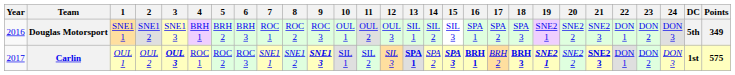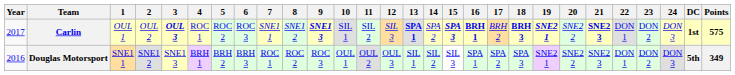rows swapped: (68, 32) <-> (68, 57)
